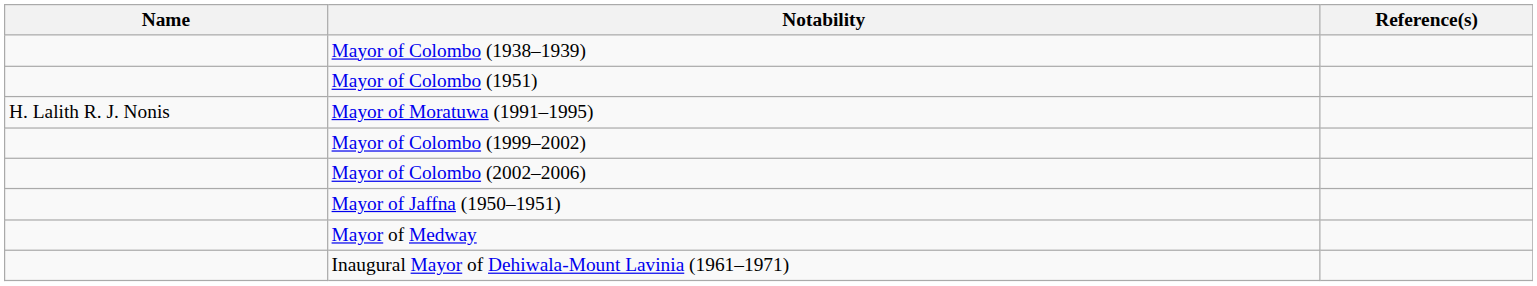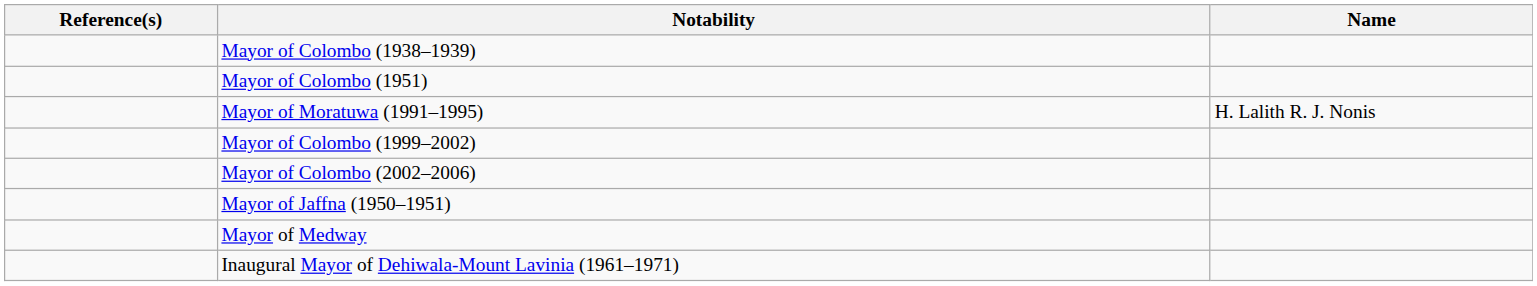columns swapped: (166, 19) <-> (1427, 19)
